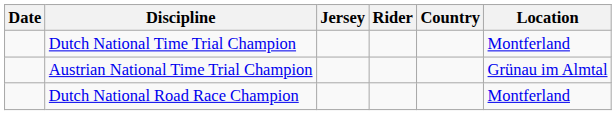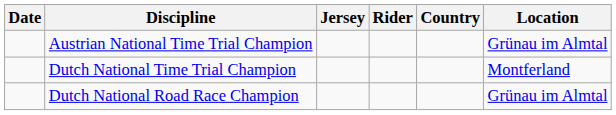rows swapped: (172, 43) <-> (181, 69)
(529, 95) Montferland -> (548, 95) Grünau im Almtal
